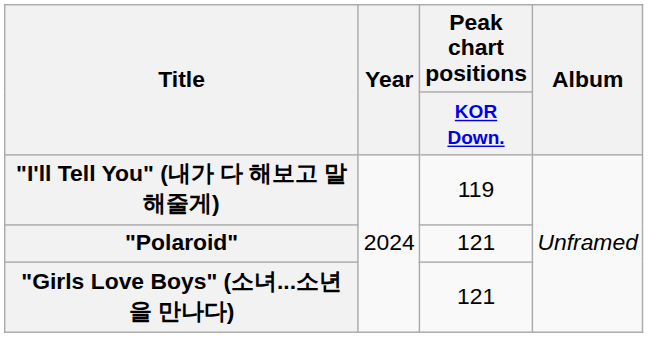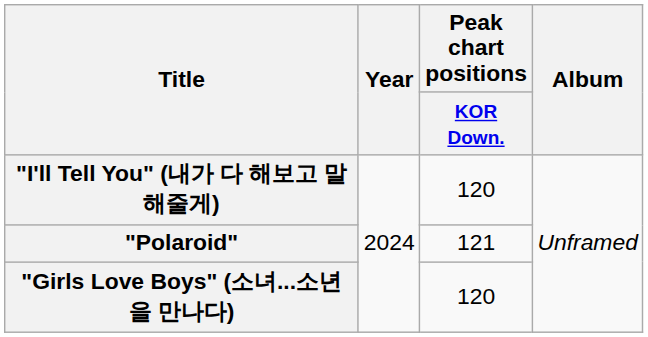(476, 189) 119 -> (476, 189) 120
(476, 296) 121 -> (476, 296) 120
